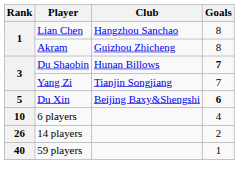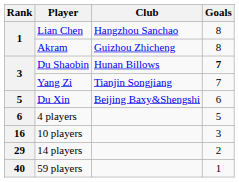(218, 99) bold -> (218, 99) normal
+ row: (57, 116)
- row: (57, 116)
+ row: (60, 133)
(20, 133) 26 -> (20, 151) 29
